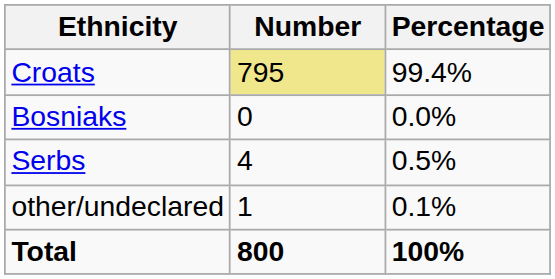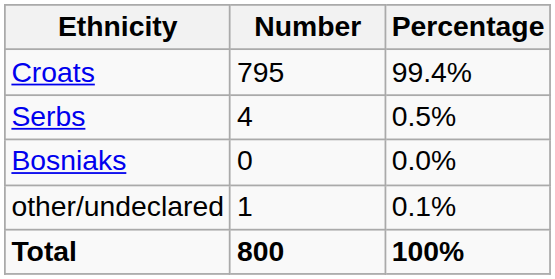(261, 71) khaki background -> (261, 71) no background
rows swapped: (48, 161) <-> (69, 116)
